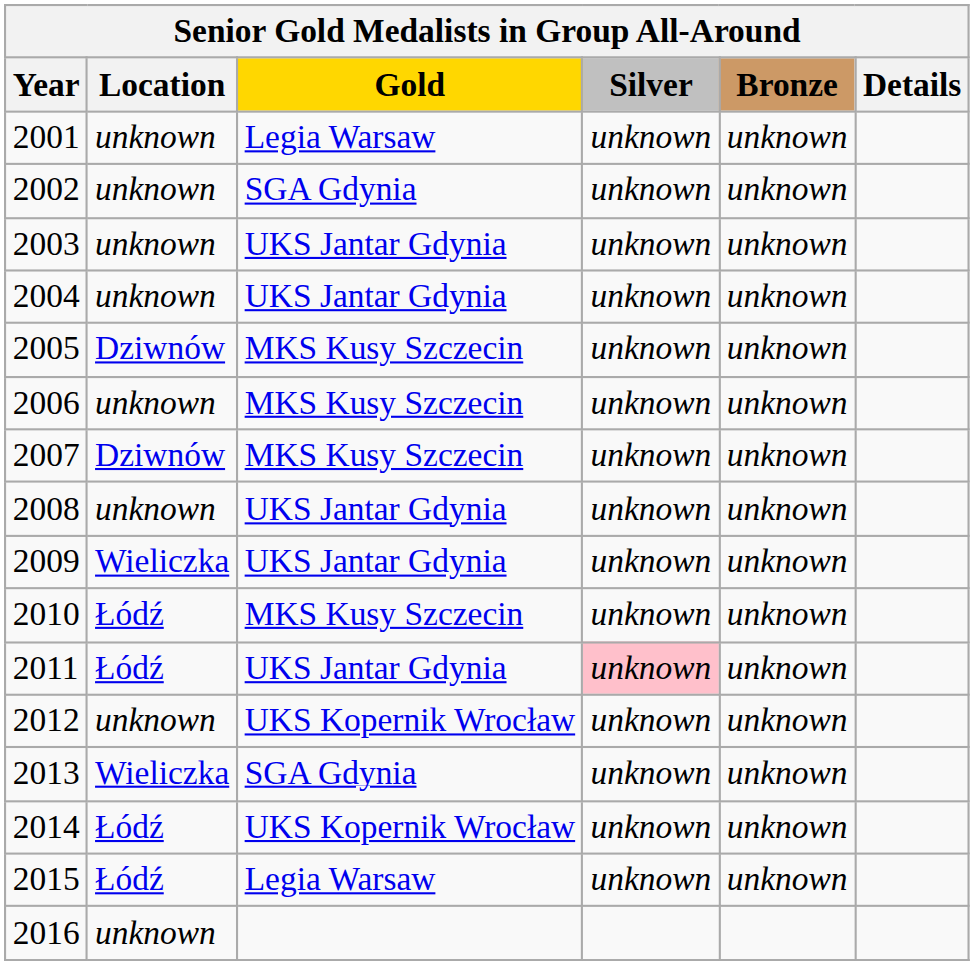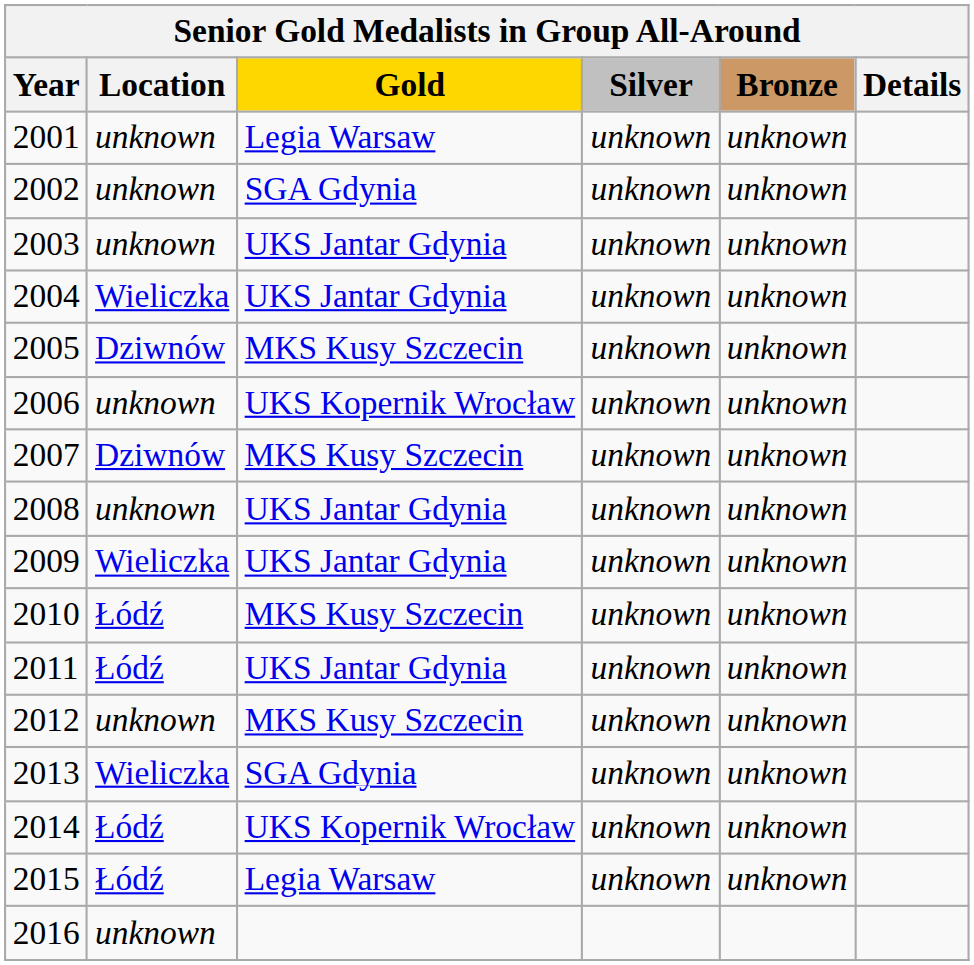(155, 296) unknown -> (162, 296) Wieliczka
(384, 402) MKS Kusy Szczecin -> (410, 402) UKS Kopernik Wrocław
(651, 667) pink background -> (651, 667) no background
(410, 720) UKS Kopernik Wrocław -> (384, 720) MKS Kusy Szczecin
